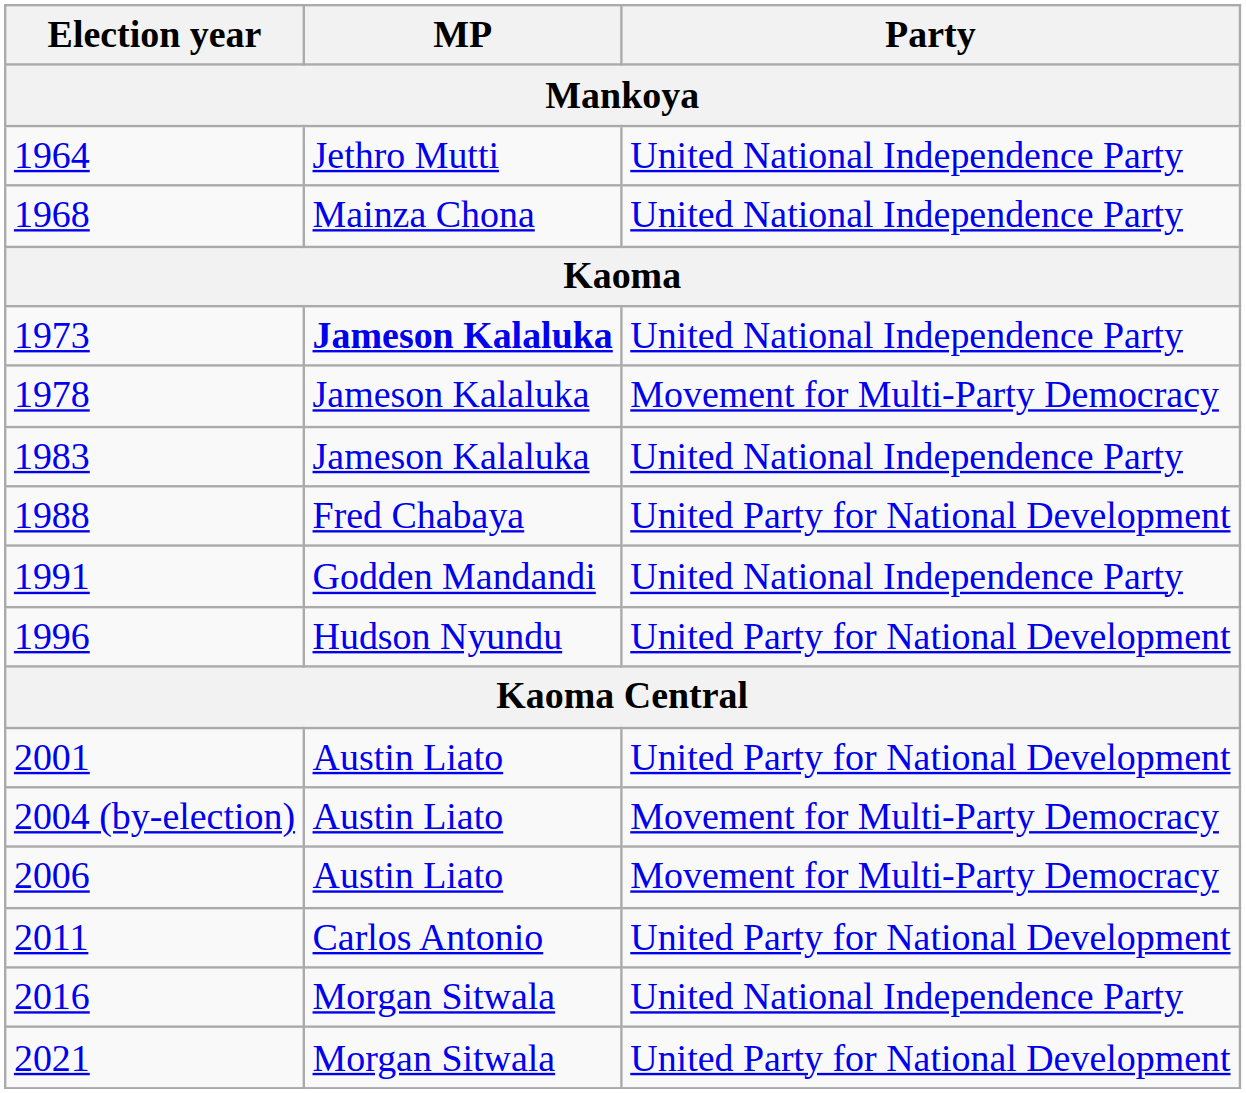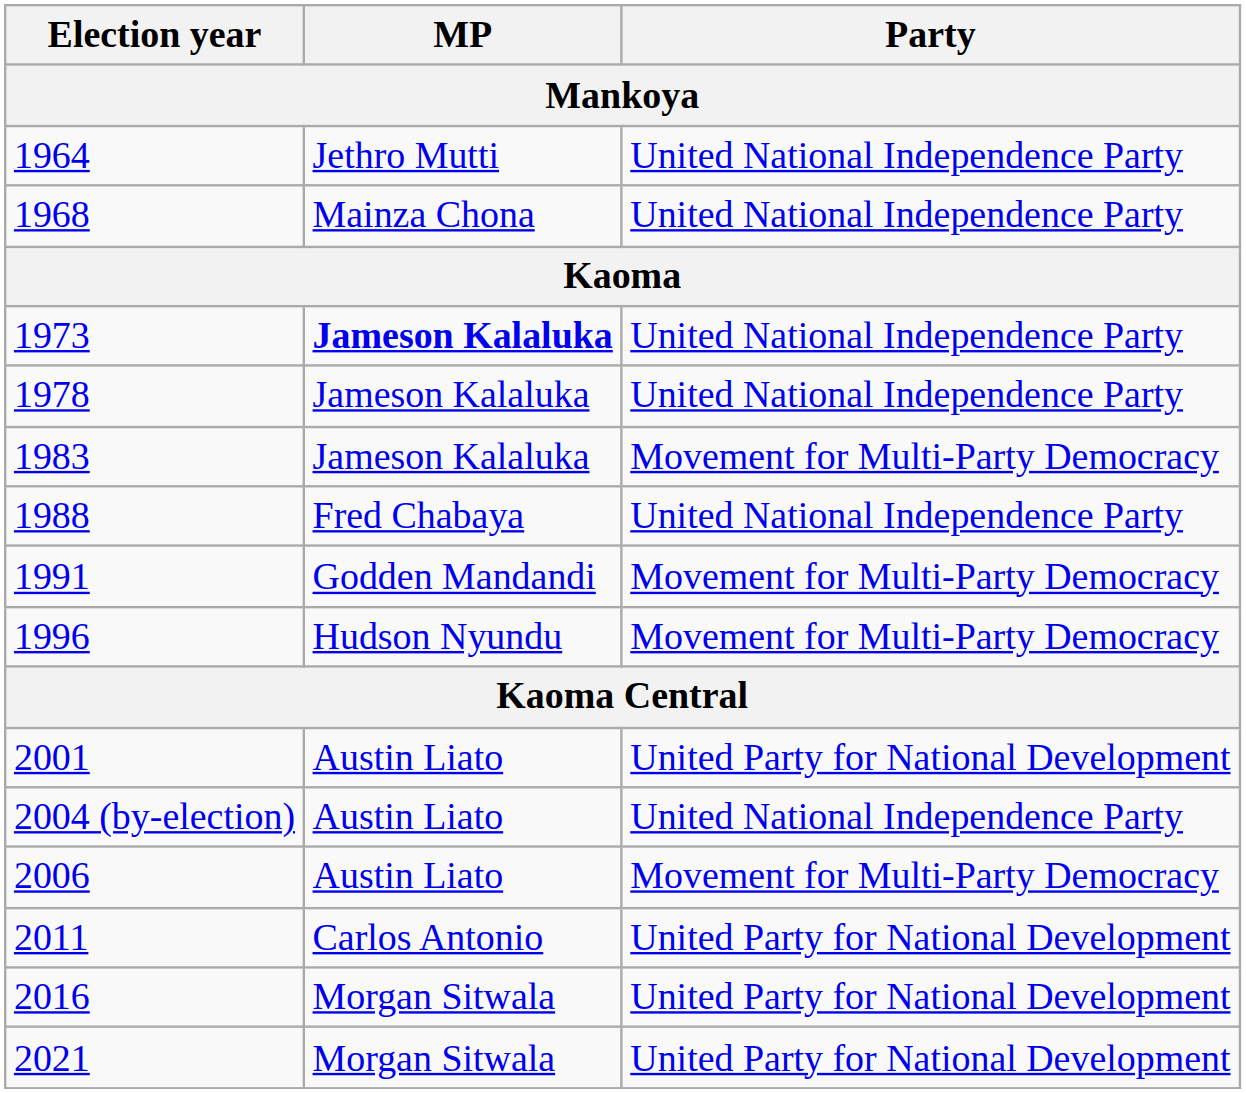(925, 395) Movement for Multi-Party Democracy -> (907, 395) United National Independence Party
(907, 455) United National Independence Party -> (925, 455) Movement for Multi-Party Democracy
(930, 515) United Party for National Development -> (907, 515) United National Independence Party
(907, 575) United National Independence Party -> (925, 575) Movement for Multi-Party Democracy
(930, 635) United Party for National Development -> (925, 635) Movement for Multi-Party Democracy
(925, 816) Movement for Multi-Party Democracy -> (907, 816) United National Independence Party
(907, 996) United National Independence Party -> (930, 996) United Party for National Development
